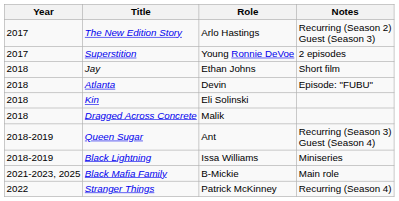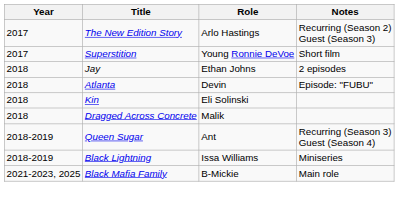(322, 54) 2 episodes -> (319, 54) Short film
(319, 69) Short film -> (322, 69) 2 episodes
- row: (120, 188)
